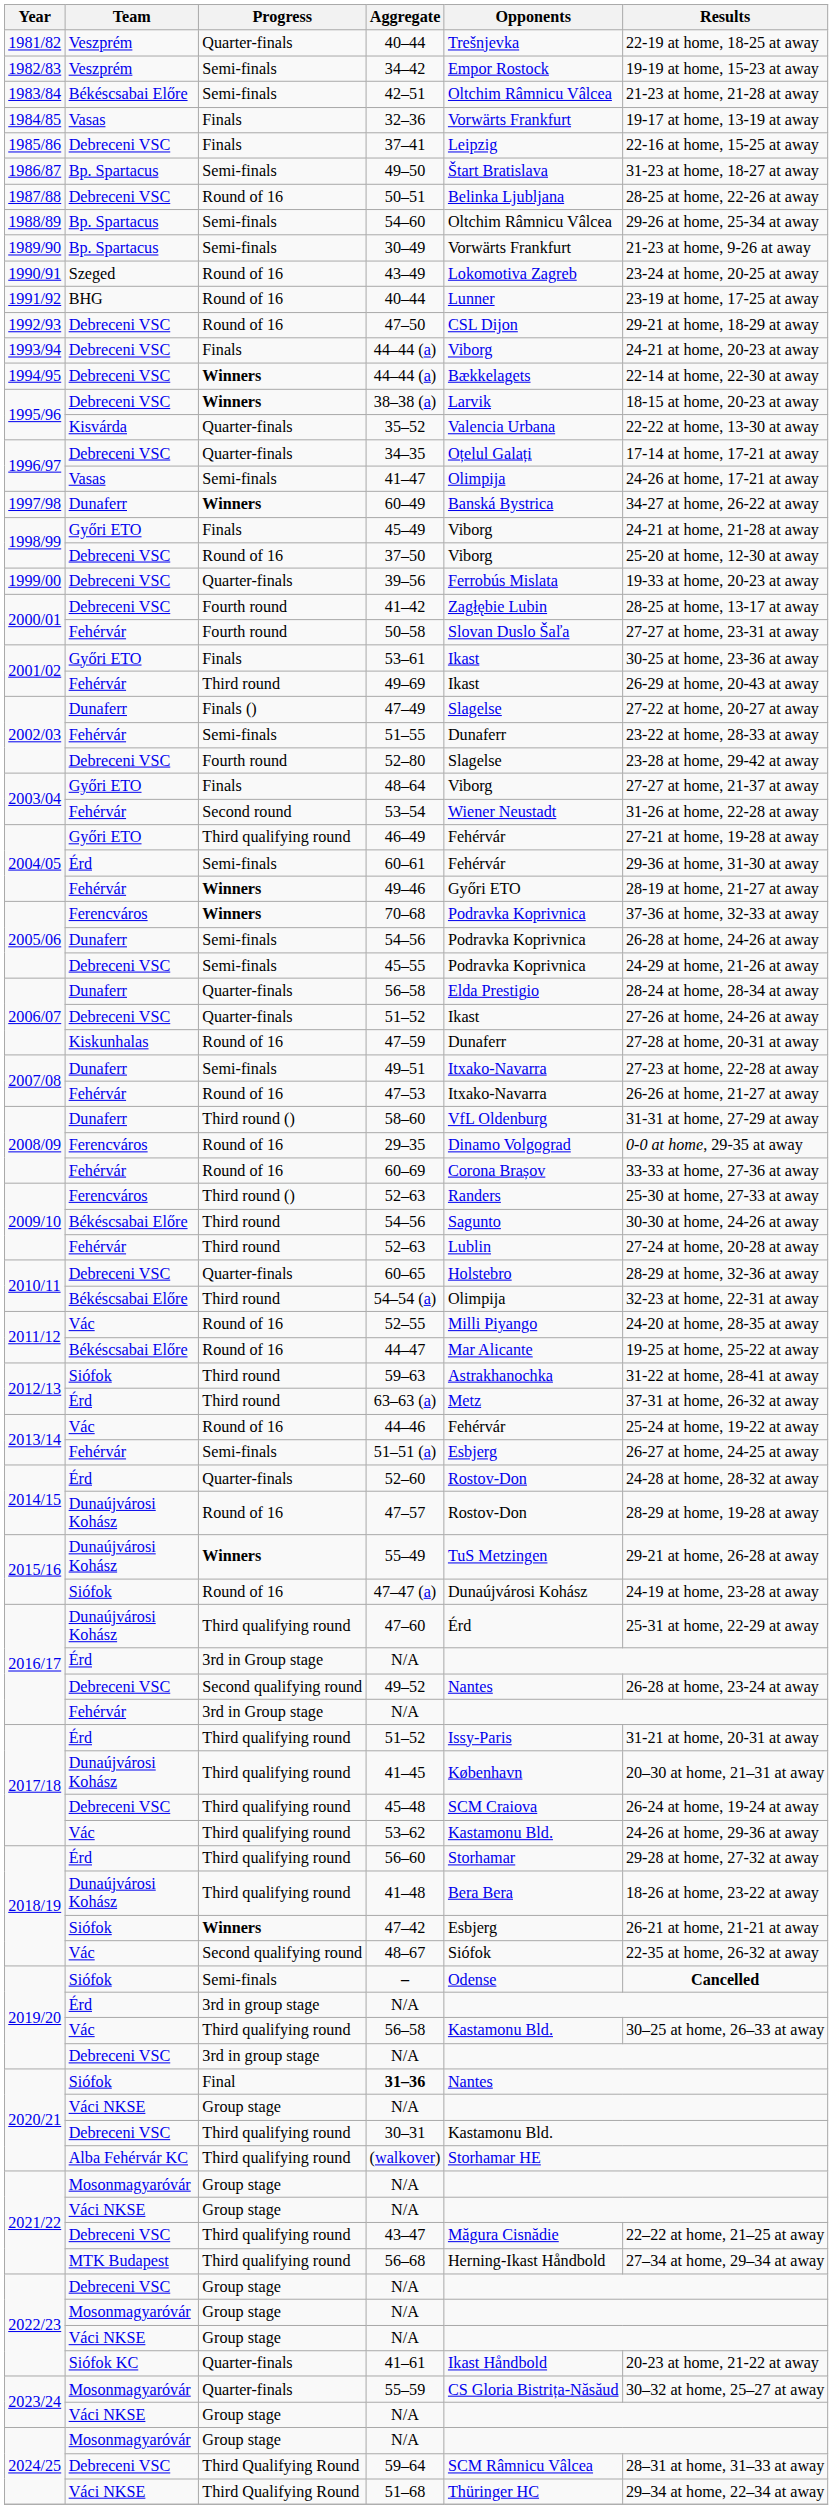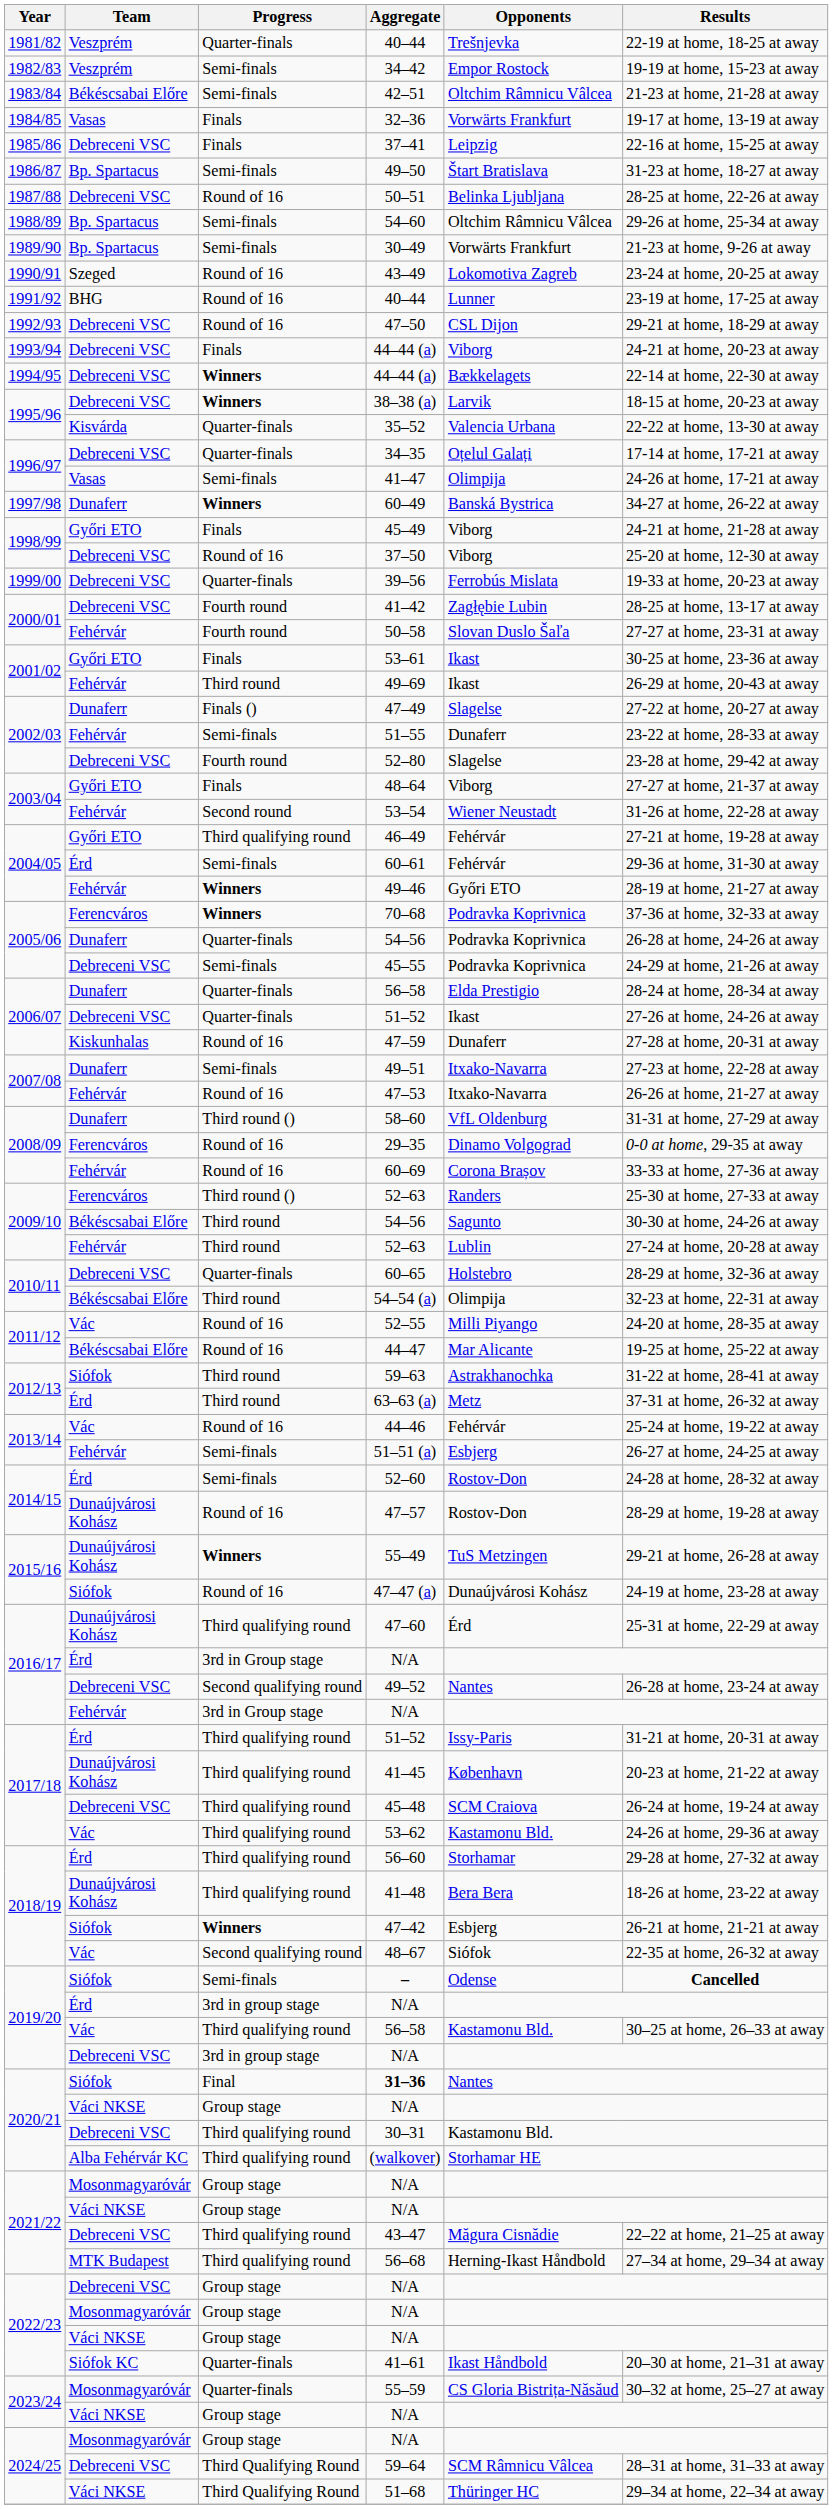(240, 939) Semi-finals -> (248, 939) Quarter-finals
(248, 1478) Quarter-finals -> (240, 1478) Semi-finals
(725, 1772) 20–30 at home, 21–31 at away -> (722, 1772) 20-23 at home, 21-22 at away
(722, 2363) 20-23 at home, 21-22 at away -> (725, 2363) 20–30 at home, 21–31 at away
